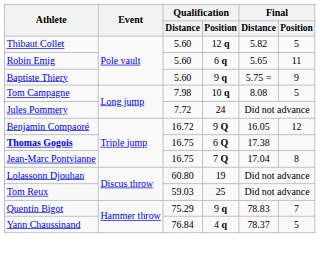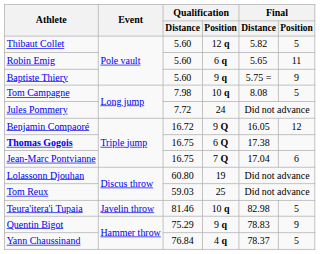(297, 159) 8 -> (297, 159) 6
+ row: (45, 208)
(297, 208) 7 -> (297, 225) 9
